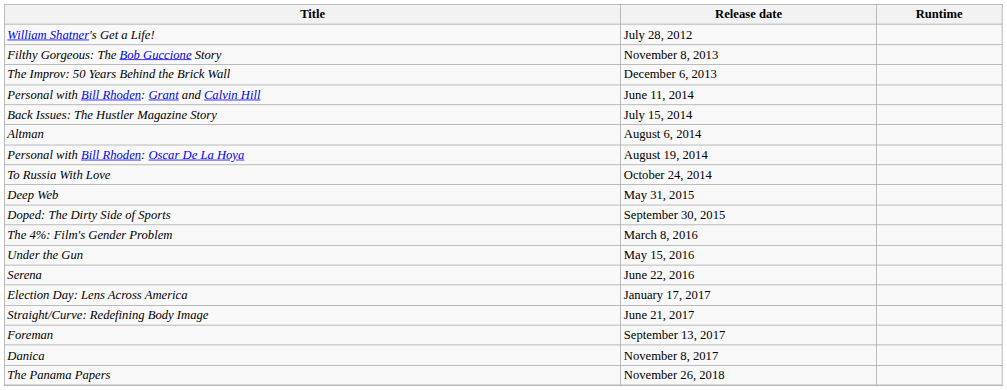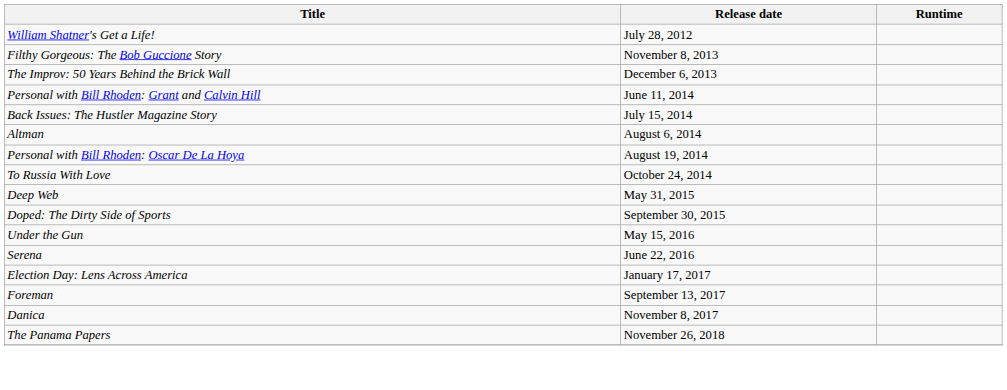- row: (90, 235)
- row: (108, 315)
